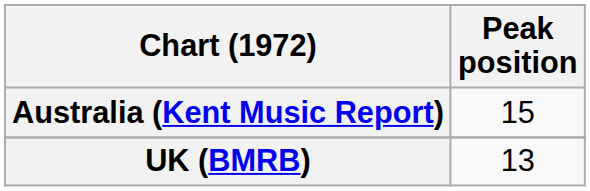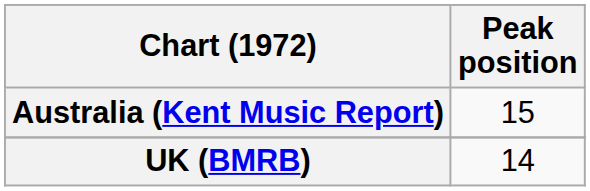(518, 160) 13 -> (518, 160) 14
